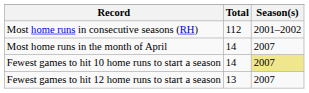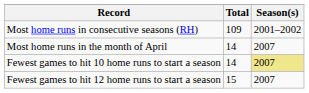(233, 29) 112 -> (234, 29) 109
(231, 79) 13 -> (231, 79) 15
